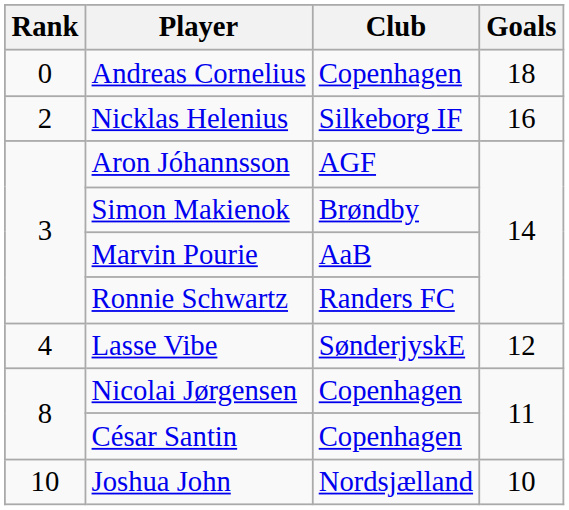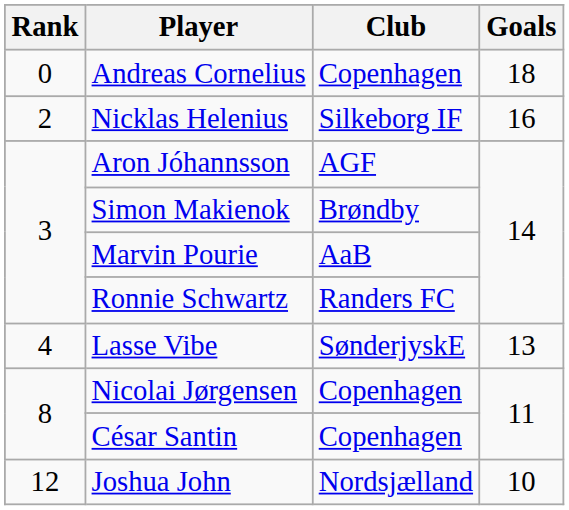(521, 345) 12 -> (521, 345) 13
(45, 481) 10 -> (45, 481) 12
